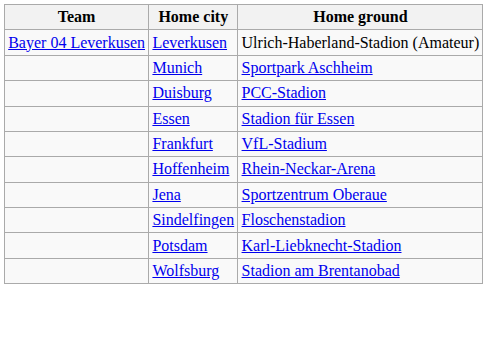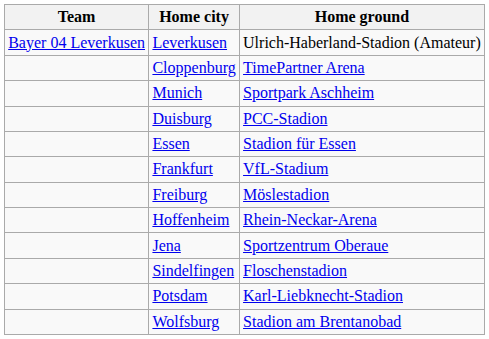+ row: (194, 67)
+ row: (180, 194)
